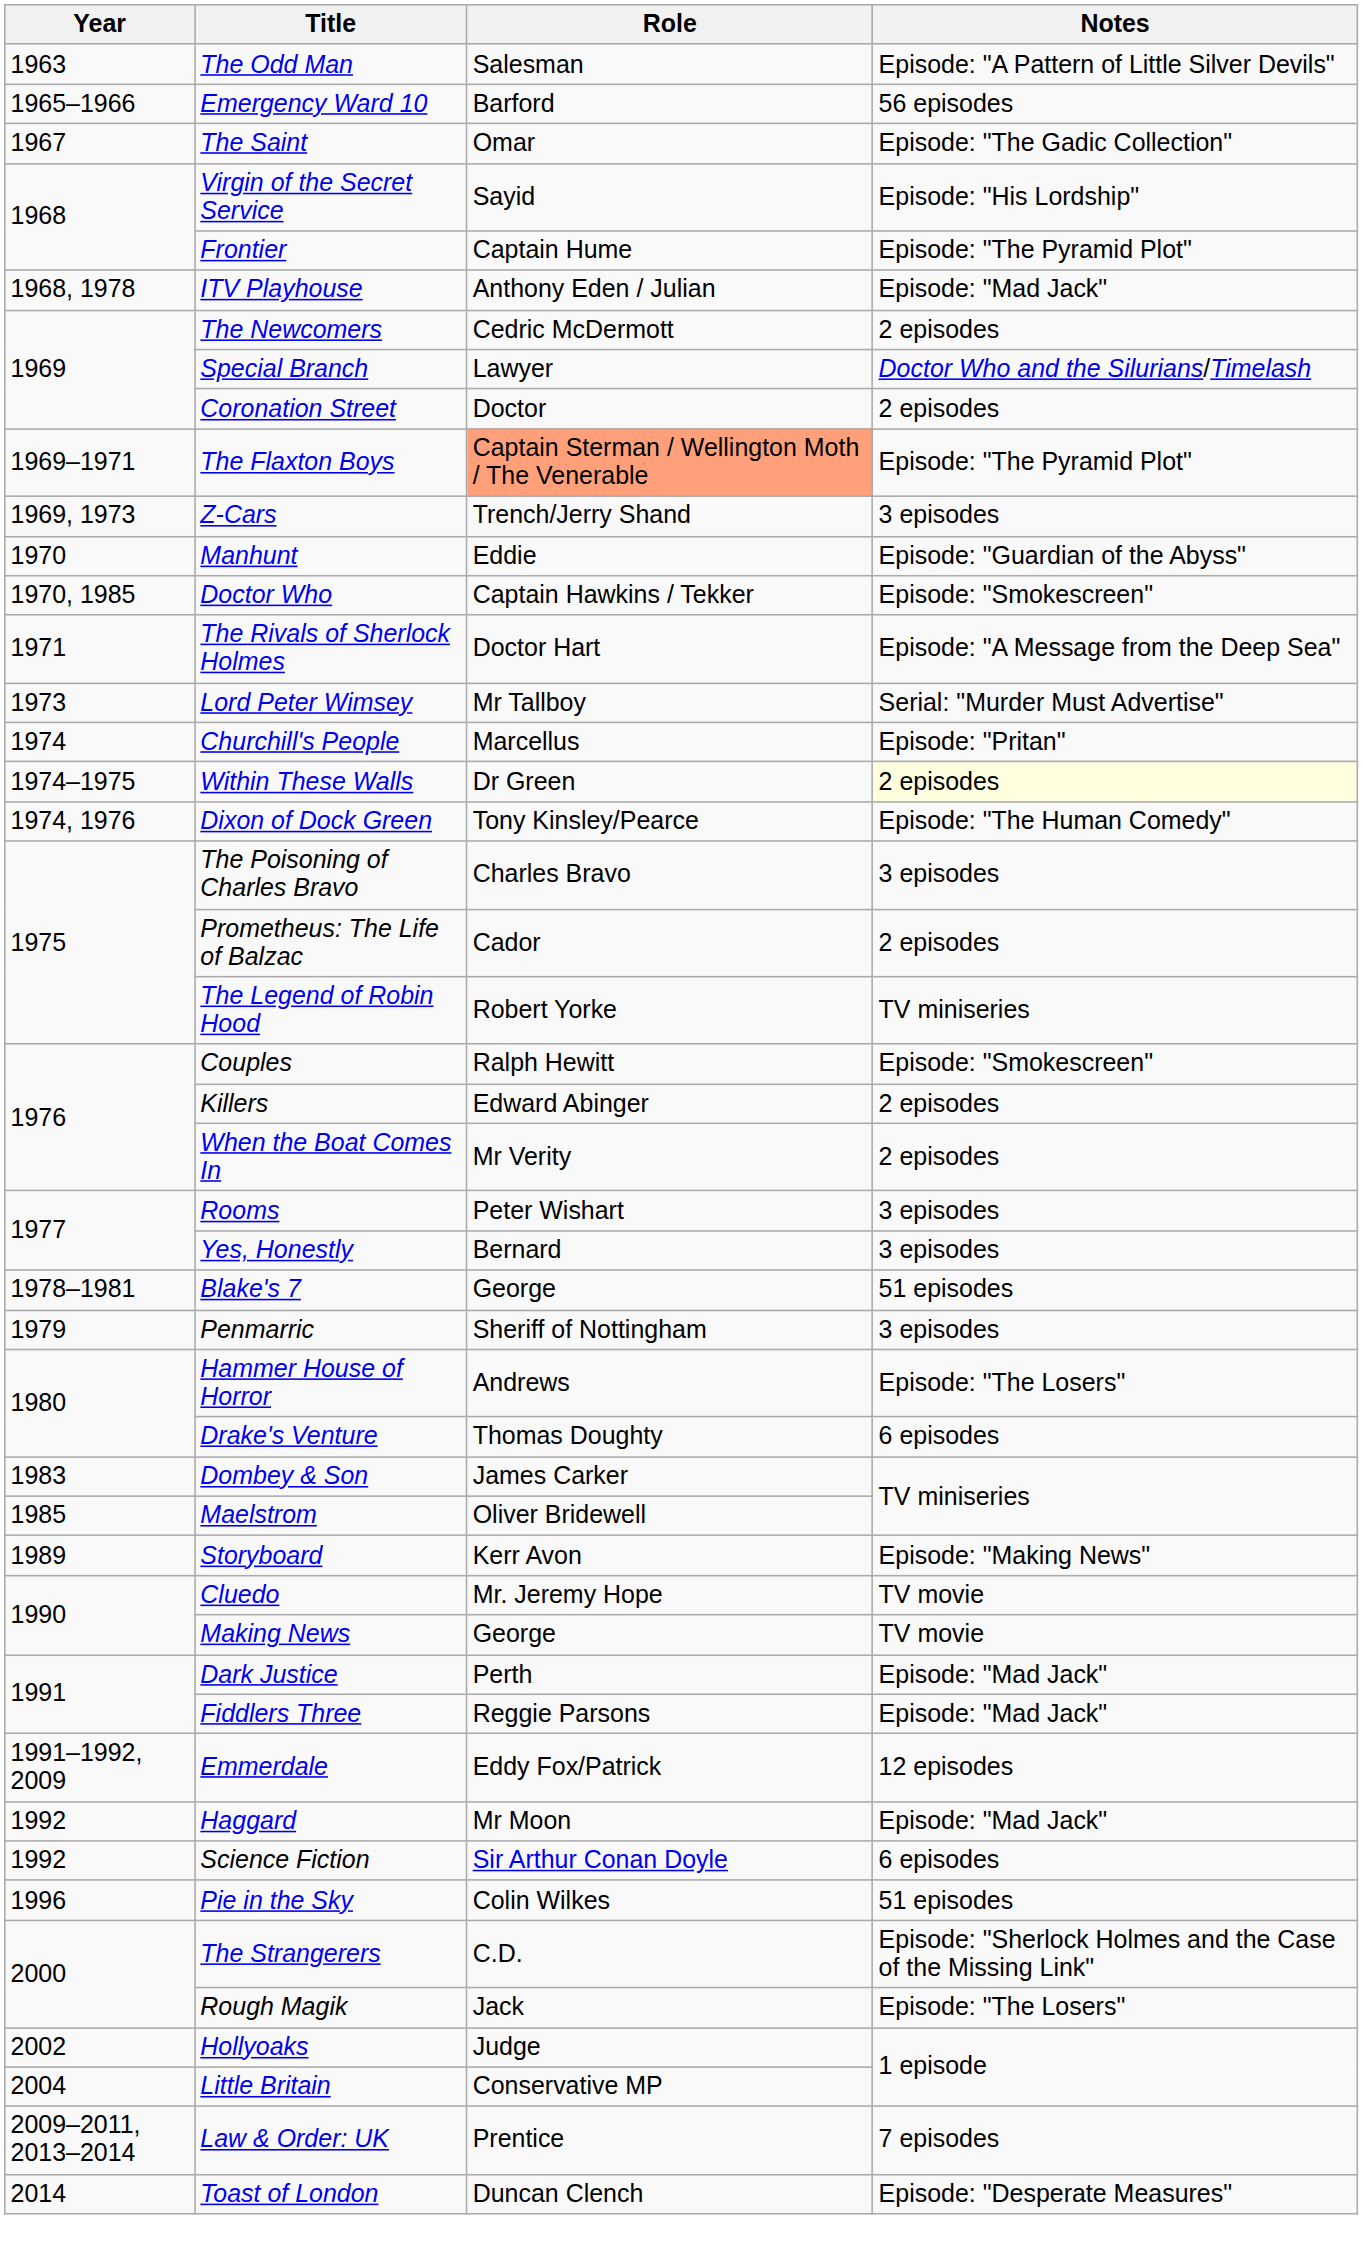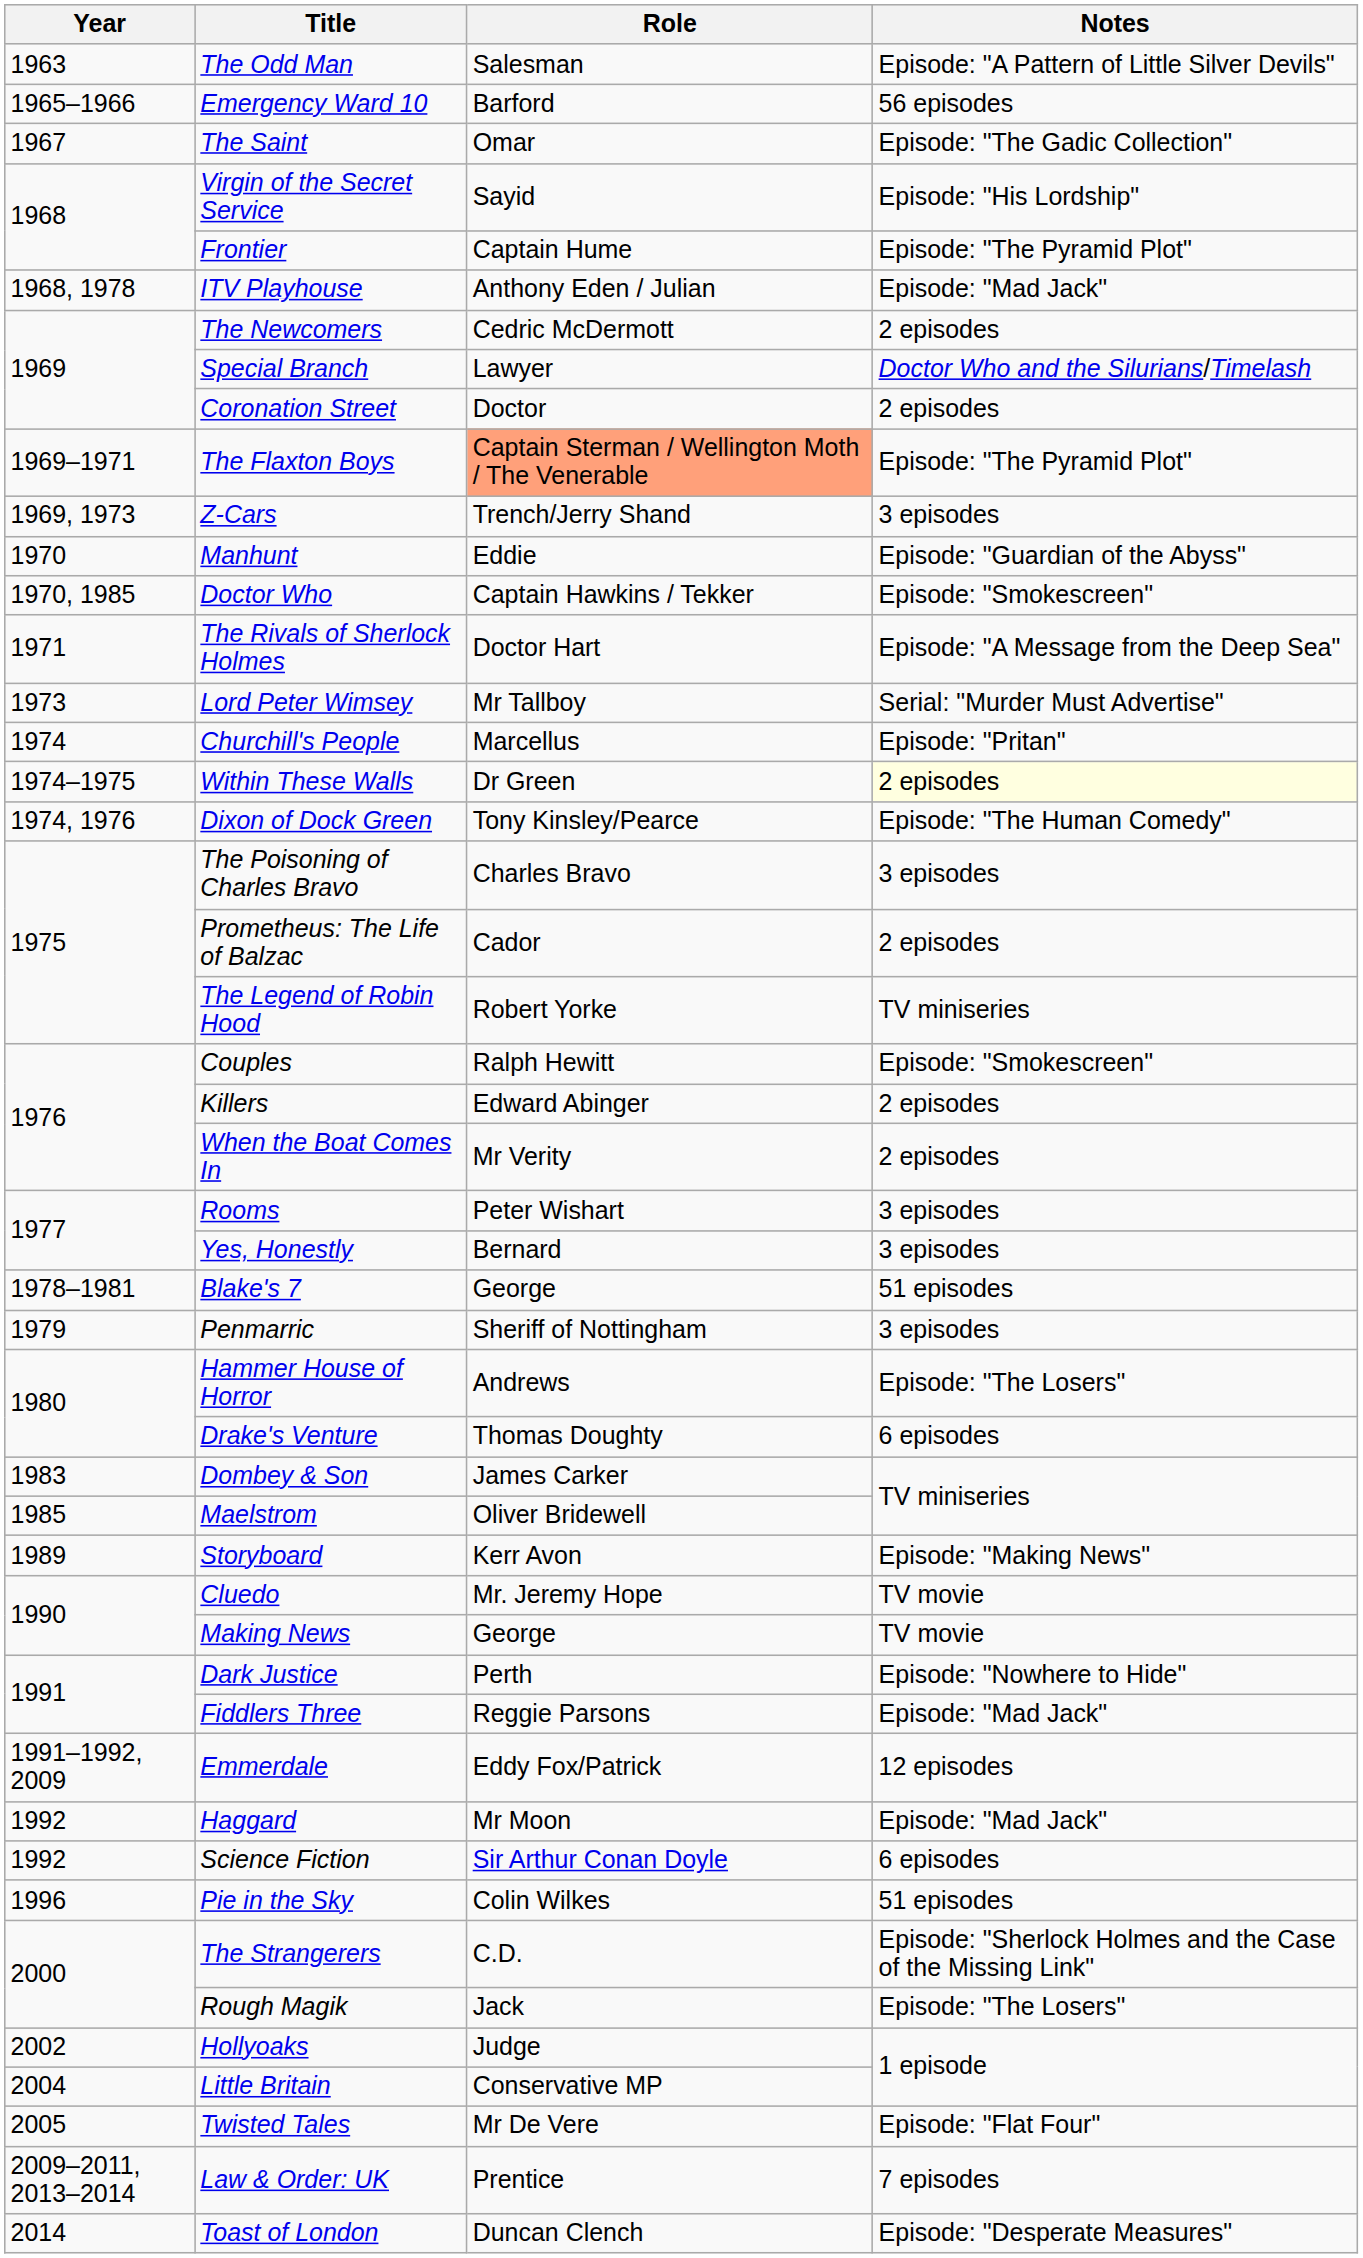(993, 1673) Episode: "Mad Jack" -> (1032, 1673) Episode: "Nowhere to Hide"
+ row: (275, 2126)
